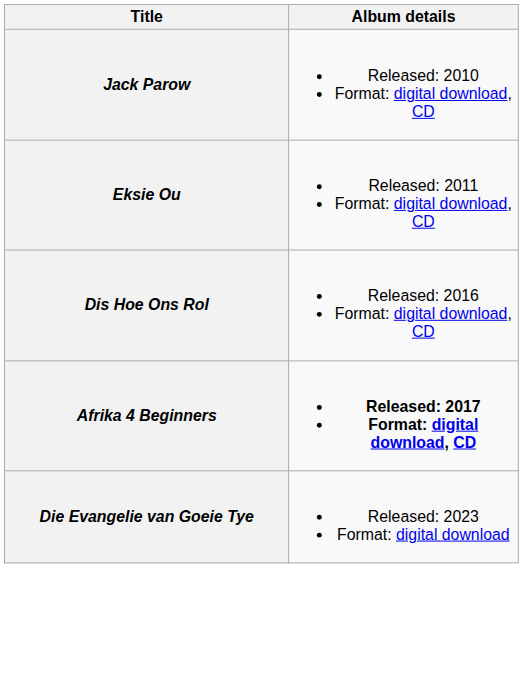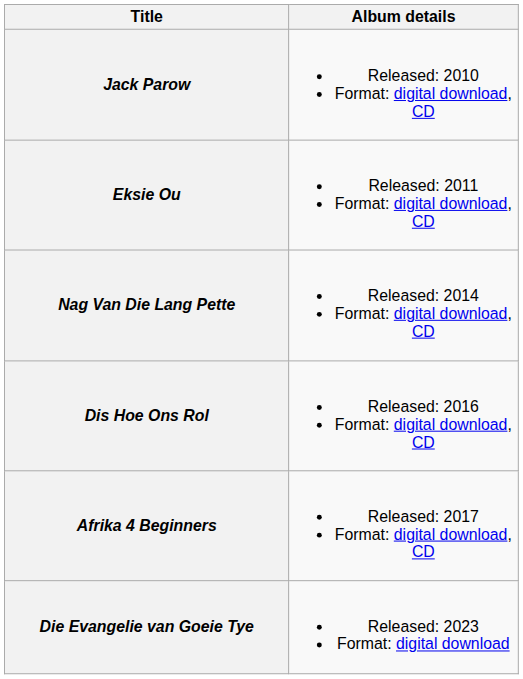+ row: (147, 305)
(404, 424) bold -> (404, 535) normal
